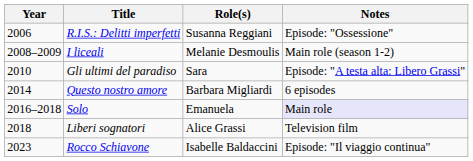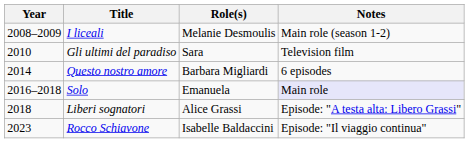- row: (123, 33)
(375, 71) Episode: "A testa alta: Libero Grassi" -> (317, 52) Television film
(321, 128) Television film -> (371, 109) Episode: "A testa alta: Libero Grassi"
